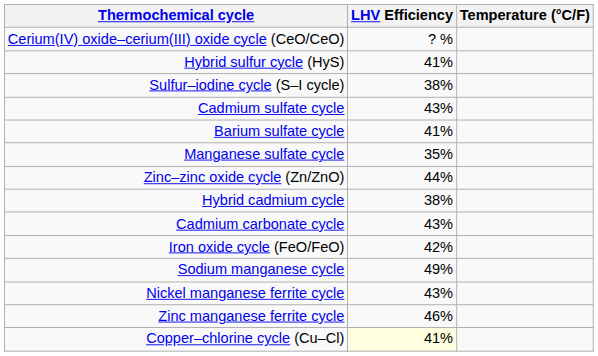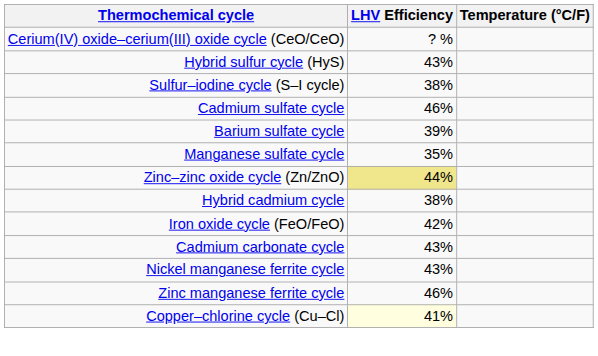(438, 62) 41% -> (438, 62) 43%
(438, 108) 43% -> (438, 108) 46%
(438, 131) 41% -> (438, 131) 39%
(438, 177) no background -> (438, 177) khaki background
rows swapped: (260, 223) <-> (257, 246)
- row: (261, 270)
